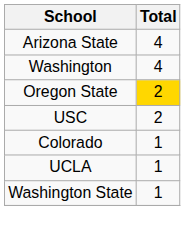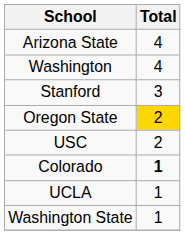+ row: (70, 92)
(158, 142) normal -> (158, 167) bold
